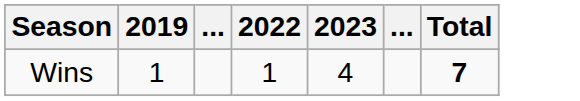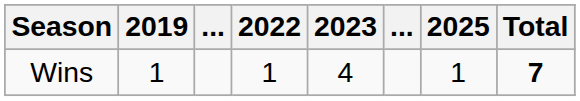+ column: (458, 26)
